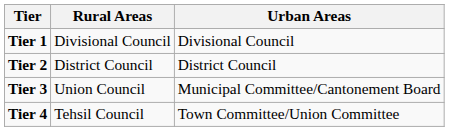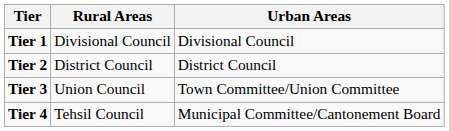(309, 89) Municipal Committee/Cantonement Board -> (289, 89) Town Committee/Union Committee
(289, 114) Town Committee/Union Committee -> (309, 114) Municipal Committee/Cantonement Board
